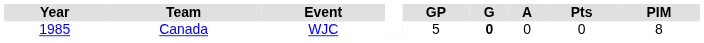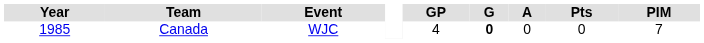(436, 30) 5 -> (436, 30) 4
(659, 30) 8 -> (659, 30) 7
